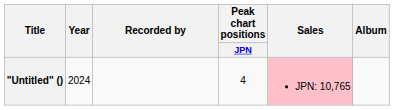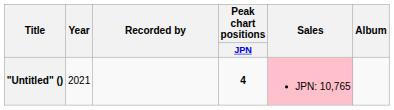(79, 81) 2024 -> (79, 81) 2021
(243, 81) normal -> (243, 81) bold
